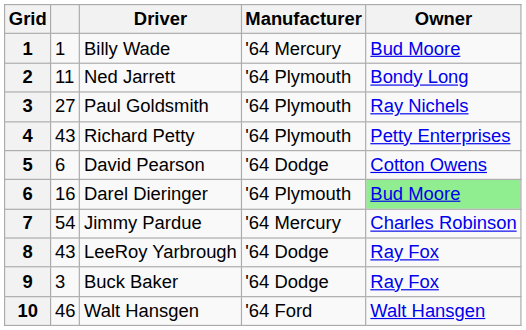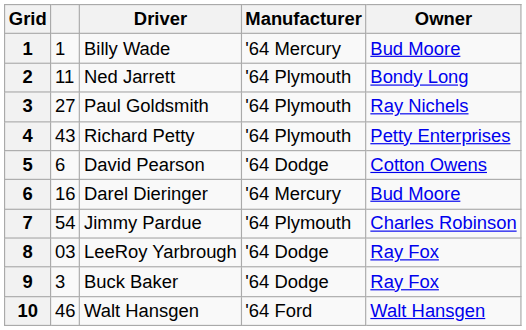(298, 194) '64 Plymouth -> (293, 194) '64 Mercury
(415, 194) lightgreen background -> (415, 194) no background
(293, 223) '64 Mercury -> (298, 223) '64 Plymouth
(65, 252) 43 -> (65, 252) 03
